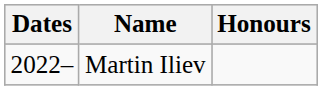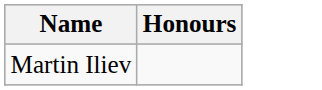- column: (42, 24)
